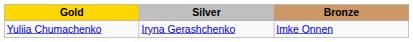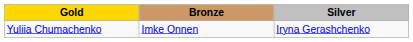columns swapped: (207, 12) <-> (341, 12)
